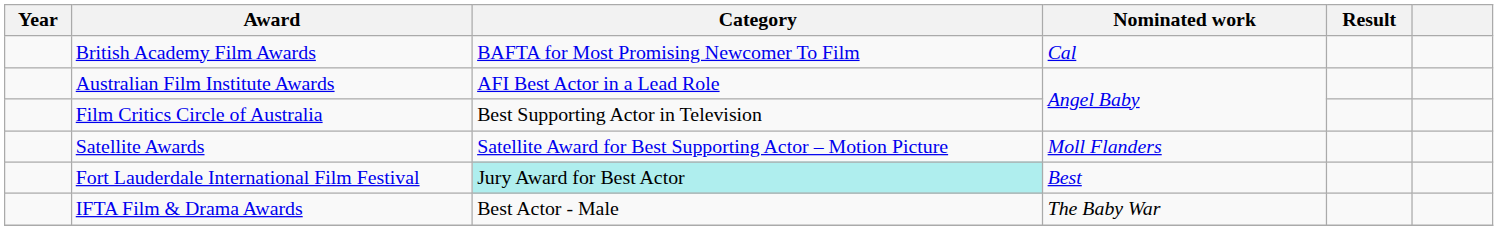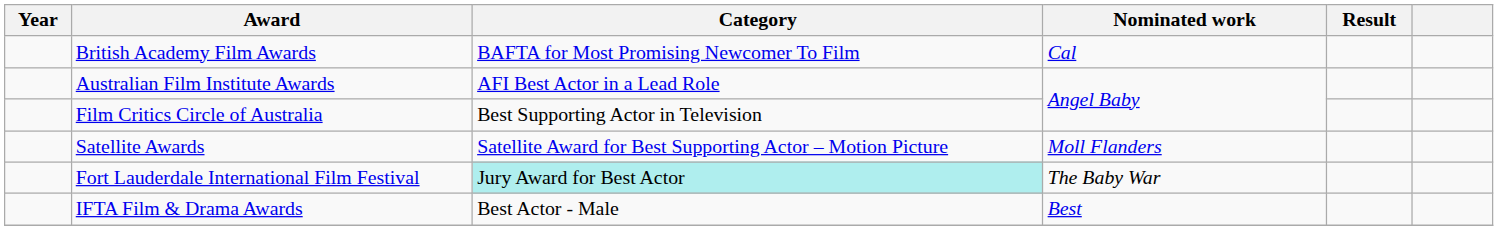(1065, 177) Best -> (1104, 177) The Baby War
(1104, 209) The Baby War -> (1065, 209) Best
